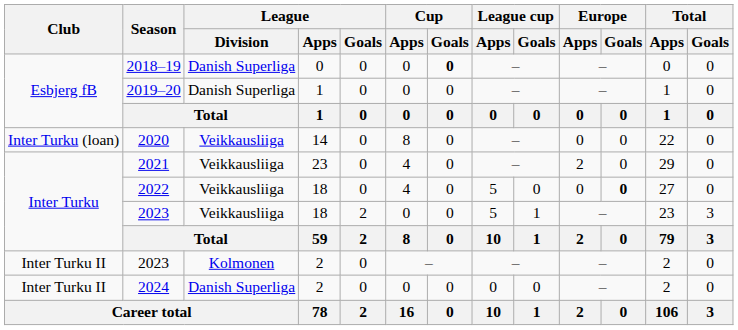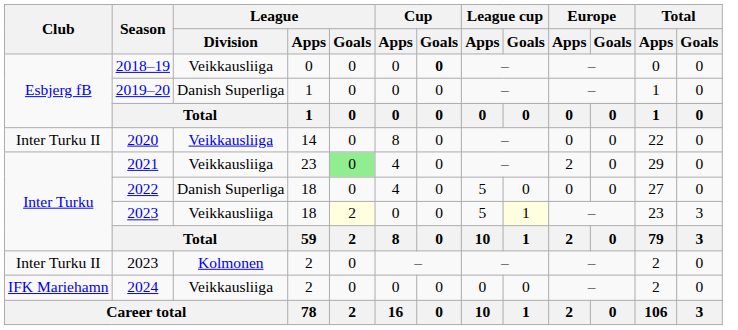(242, 66) Danish Superliga -> (231, 66) Veikkausliiga
(64, 139) Inter Turku (loan) -> (58, 139) Inter Turku II
(363, 164) no background -> (352, 164) lightgreen background
(242, 189) Veikkausliiga -> (231, 189) Danish Superliga
(623, 189) bold -> (613, 189) normal
(363, 213) no background -> (352, 213) lightyellow background
(537, 213) no background -> (526, 213) lightyellow background
(64, 287) Inter Turku II -> (58, 287) IFK Mariehamn
(242, 287) Danish Superliga -> (231, 287) Veikkausliiga
